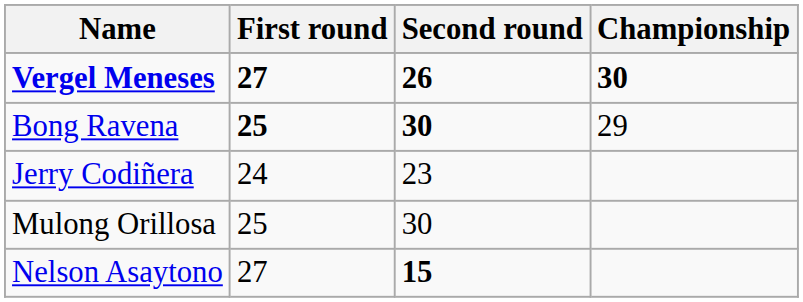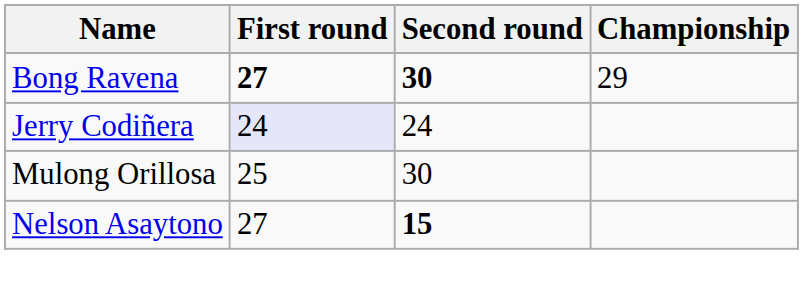- row: (113, 77)
(252, 126) 25 -> (252, 77) 27
(252, 175) no background -> (252, 126) lavender background
(417, 175) 23 -> (417, 126) 24
